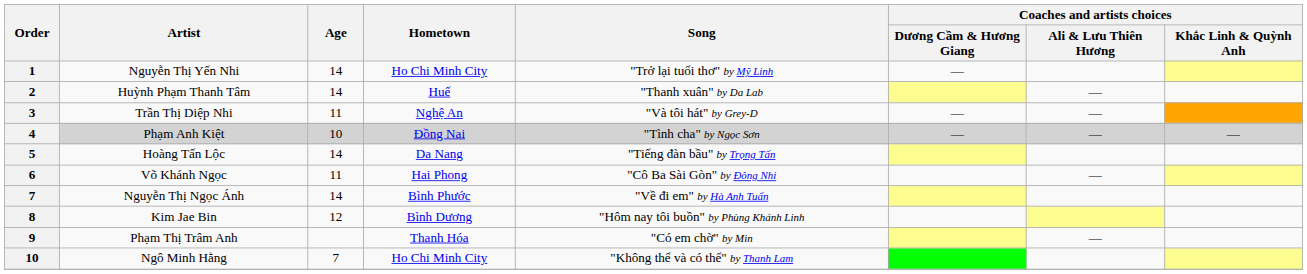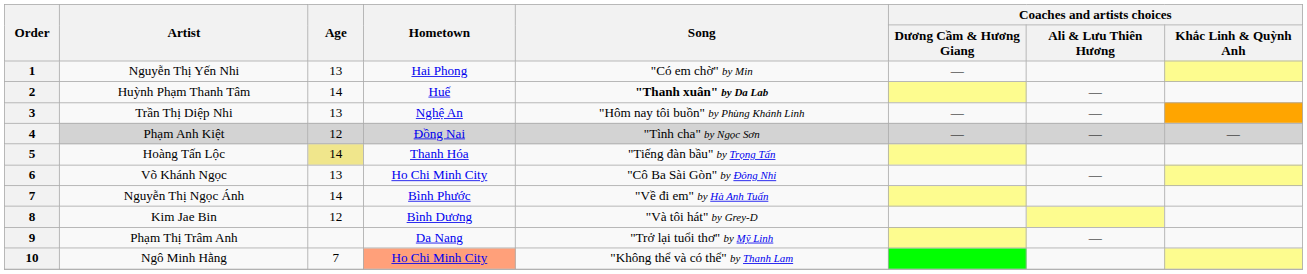(336, 71) 14 -> (336, 71) 13
(439, 71) Ho Chi Minh City -> (439, 71) Hai Phong
(702, 71) "Trở lại tuổi thơ" by Mỹ Linh -> (702, 71) "Có em chờ" by Min
(702, 92) normal -> (702, 92) bold
(336, 112) 11 -> (336, 112) 13
(702, 112) "Và tôi hát" by Grey-D -> (702, 112) "Hôm nay tôi buồn" by Phùng Khánh Linh
(336, 133) 10 -> (336, 133) 12
(336, 154) no background -> (336, 154) khaki background
(439, 154) Da Nang -> (439, 154) Thanh Hóa
(336, 175) 11 -> (336, 175) 13
(439, 175) Hai Phong -> (439, 175) Ho Chi Minh City
(702, 216) "Hôm nay tôi buồn" by Phùng Khánh Linh -> (702, 216) "Và tôi hát" by Grey-D
(439, 237) Thanh Hóa -> (439, 237) Da Nang
(702, 237) "Có em chờ" by Min -> (702, 237) "Trở lại tuổi thơ" by Mỹ Linh
(439, 258) no background -> (439, 258) lightsalmon background
